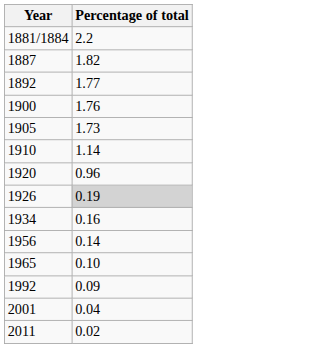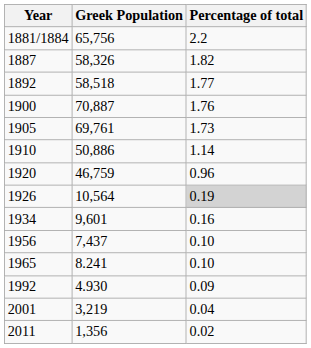+ column: (129, 15)
(88, 241) 0.14 -> (202, 241) 0.10
